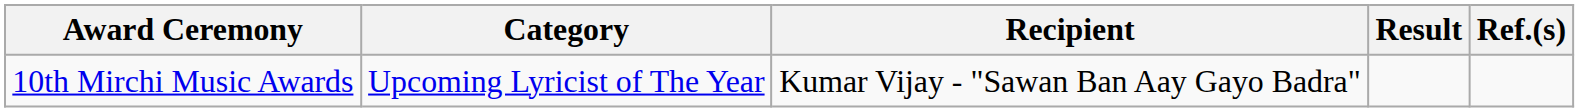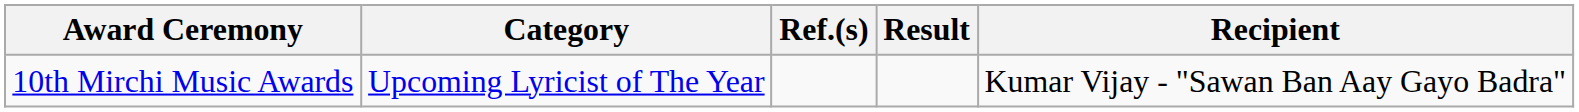columns swapped: (1070, 29) <-> (1521, 29)
